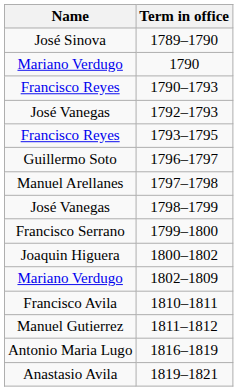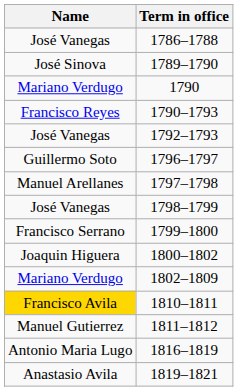+ row: (184, 40)
- row: (184, 135)
(70, 302) no background -> (70, 302) gold background
